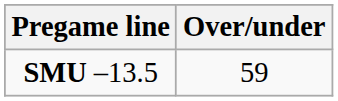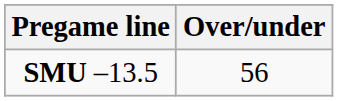(254, 72) 59 -> (254, 72) 56
